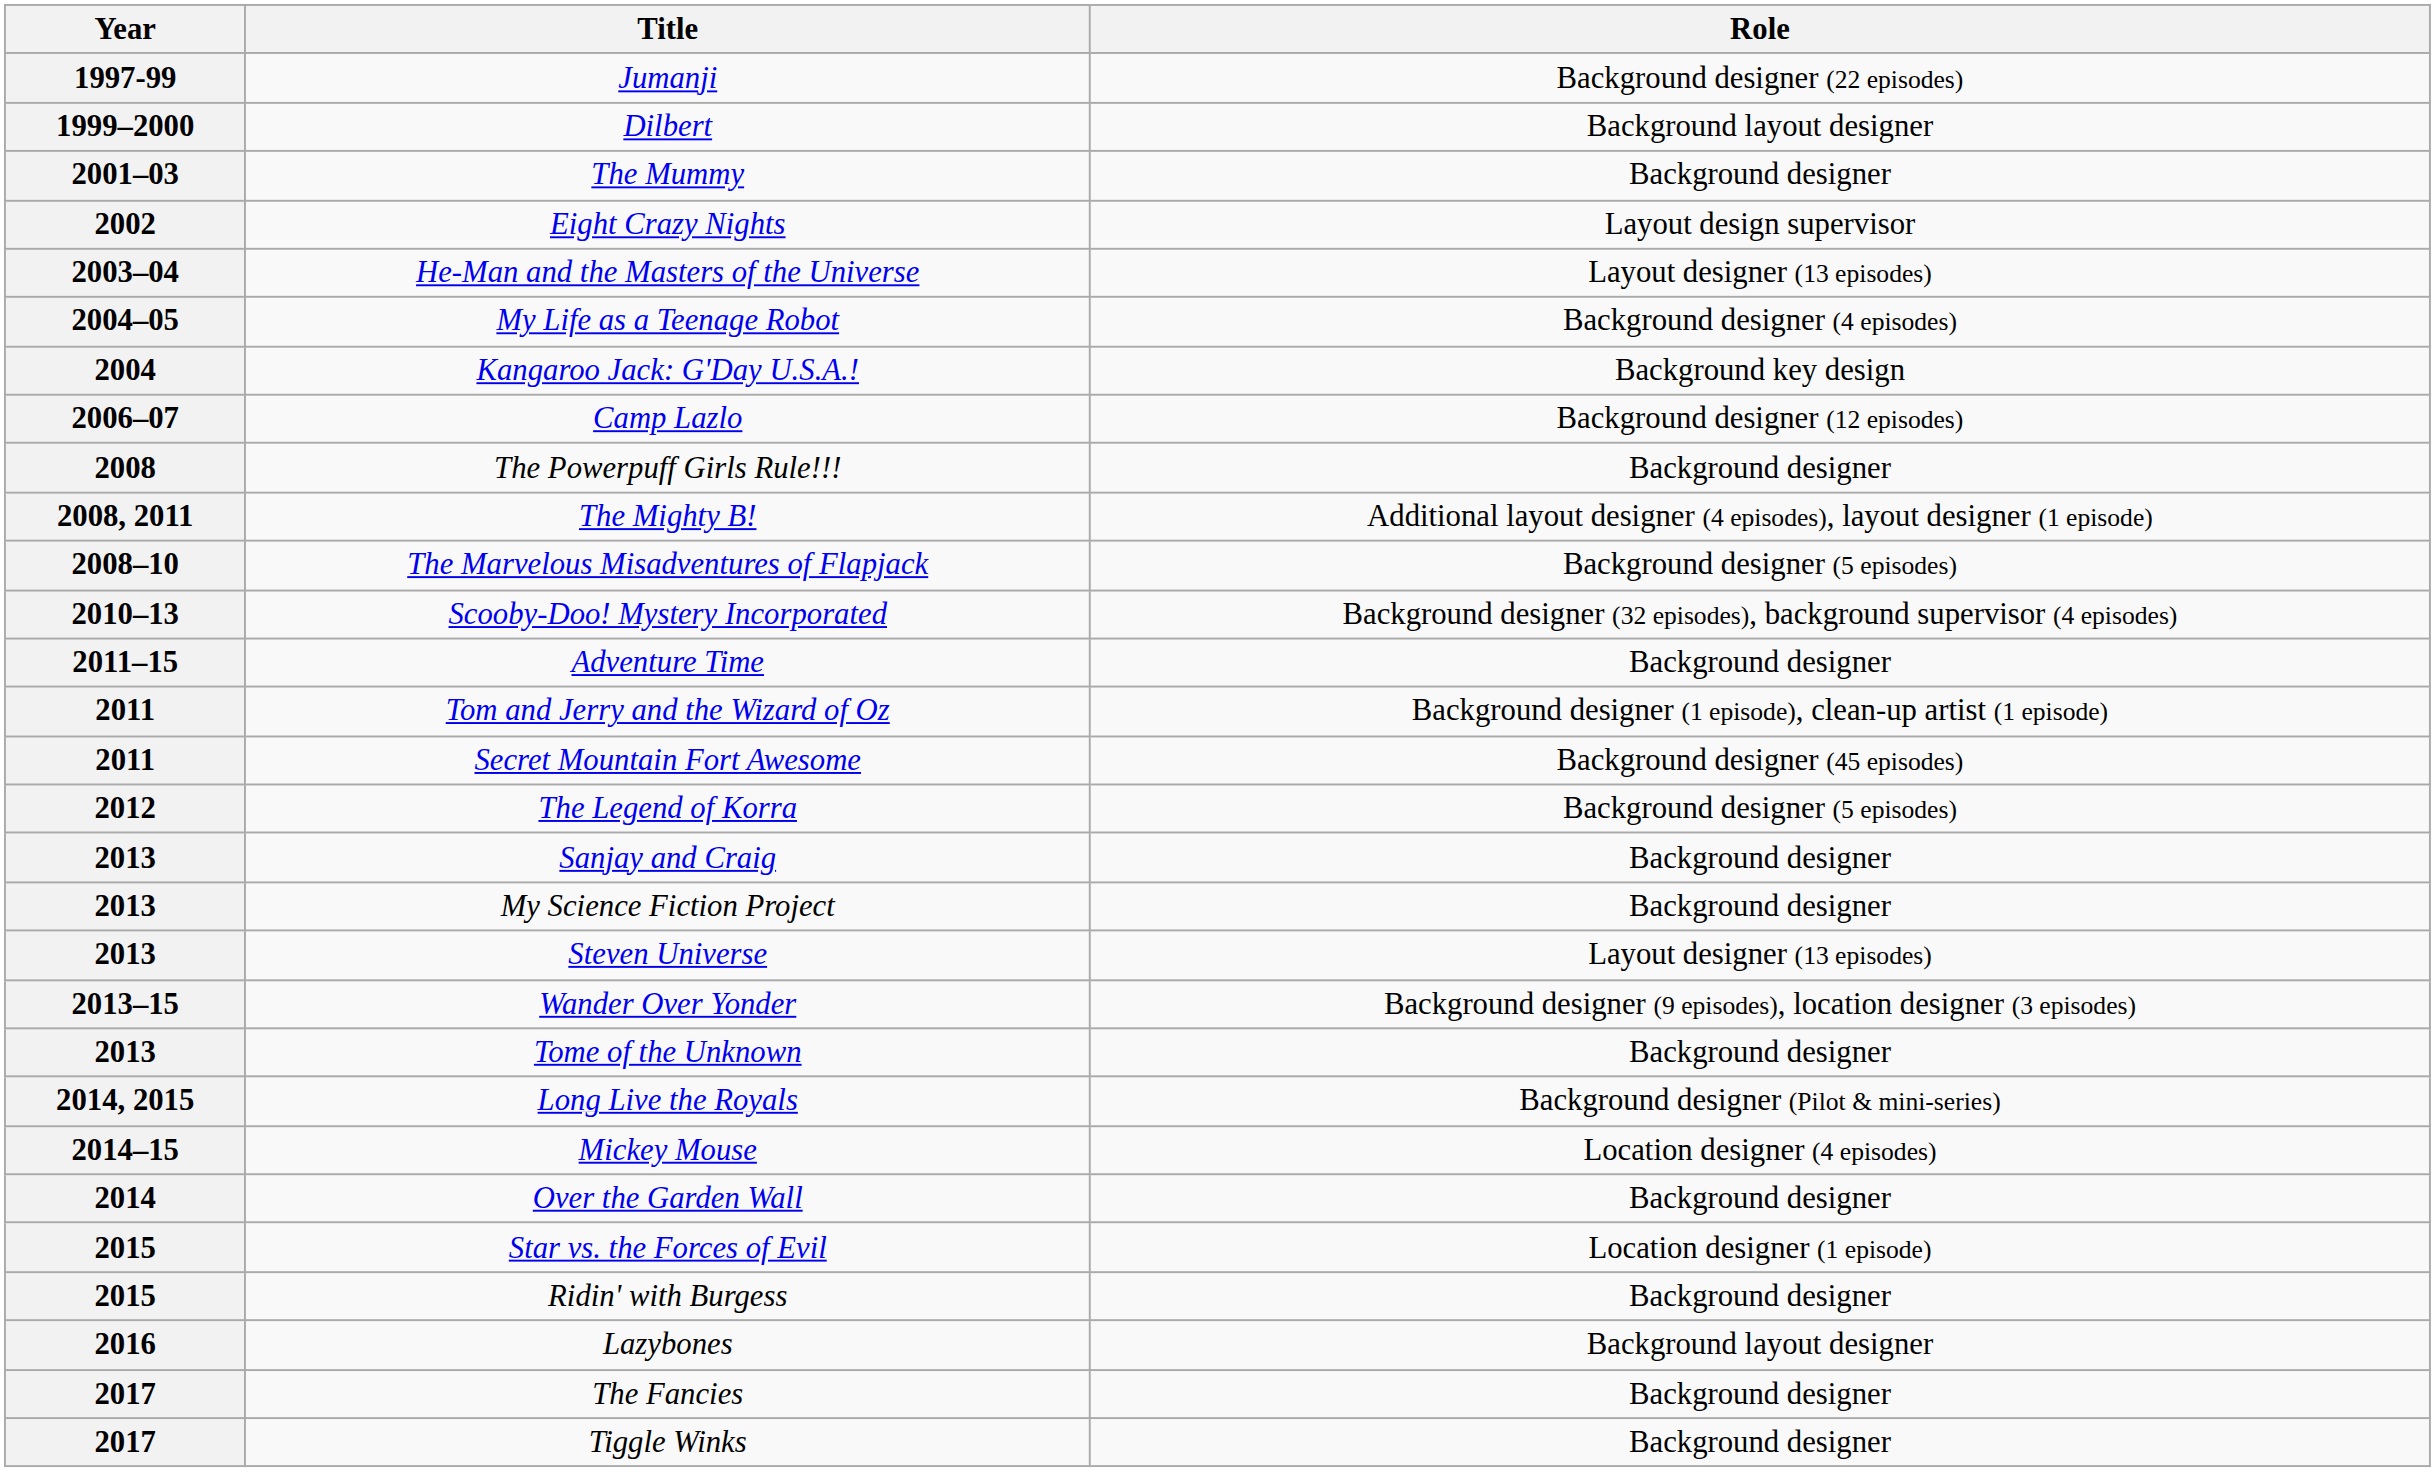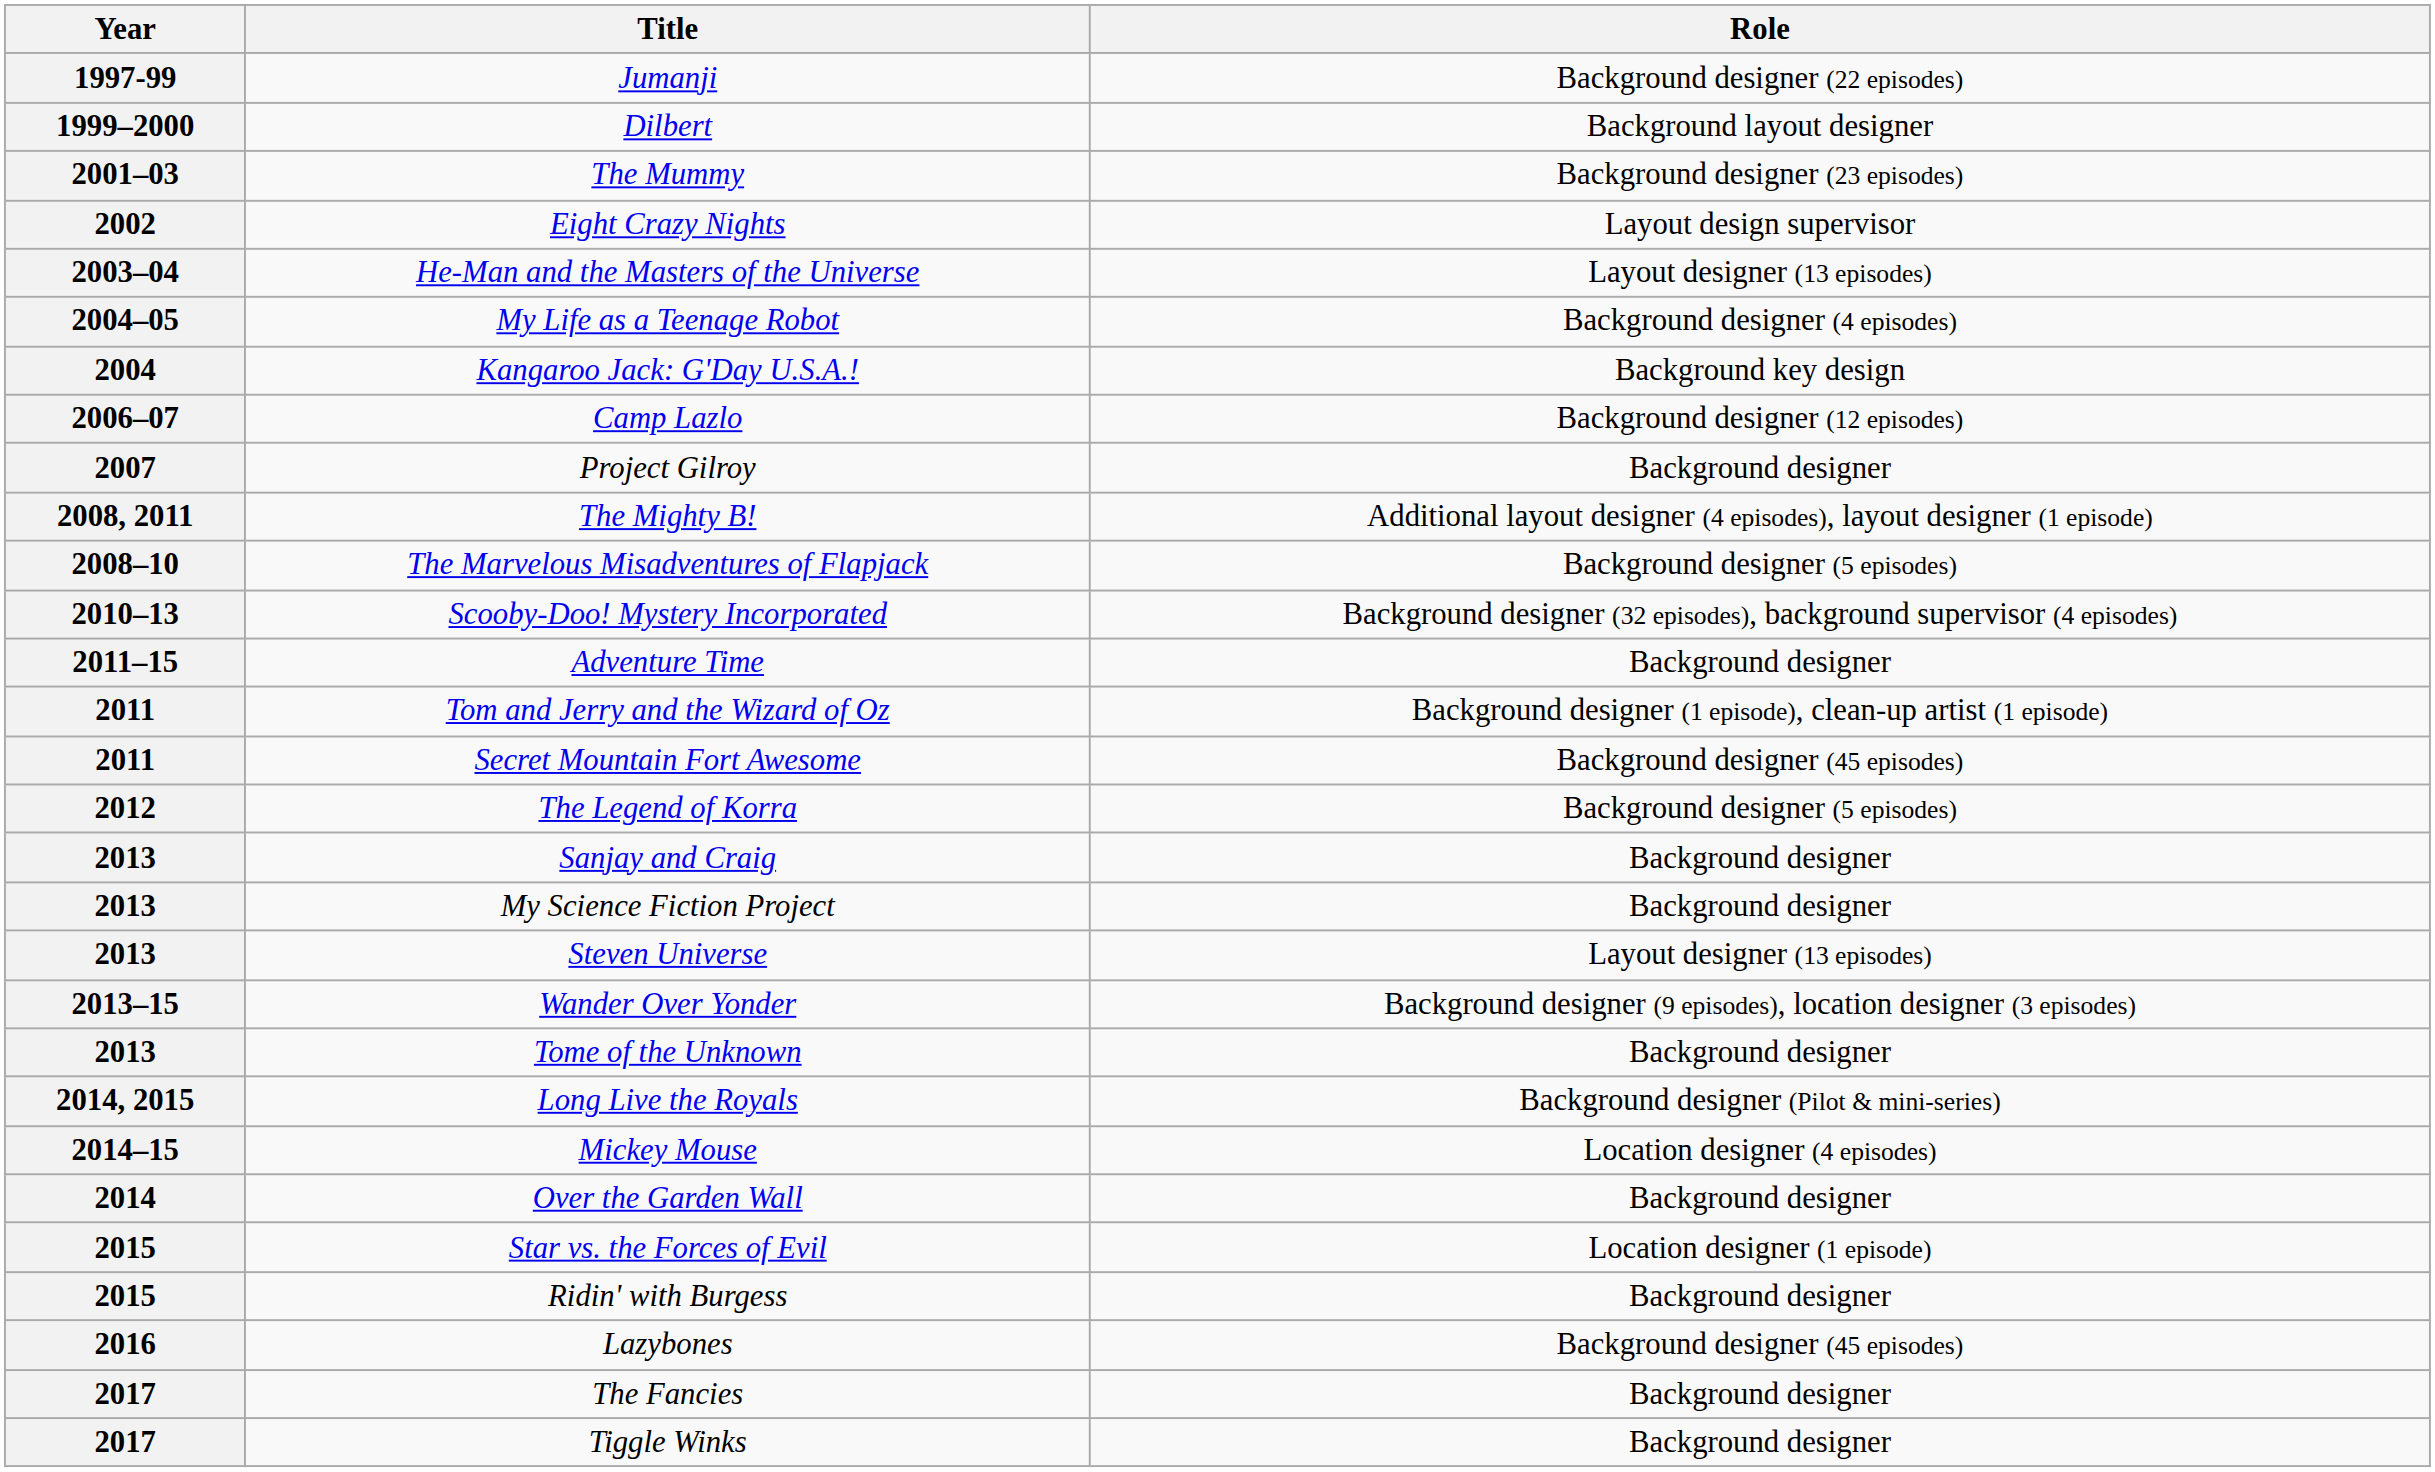(1760, 175) Background designer -> (1760, 175) Background designer (23 episodes)
+ row: (668, 467)
- row: (668, 467)
(1760, 1344) Background layout designer -> (1760, 1344) Background designer (45 episodes)
